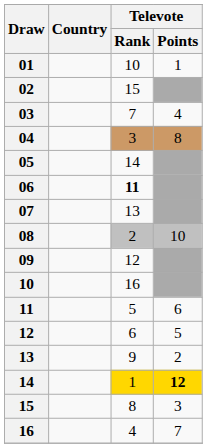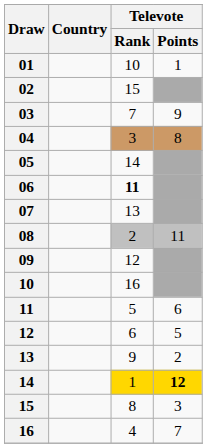(178, 114) 4 -> (178, 114) 9
(178, 235) 10 -> (178, 235) 11
